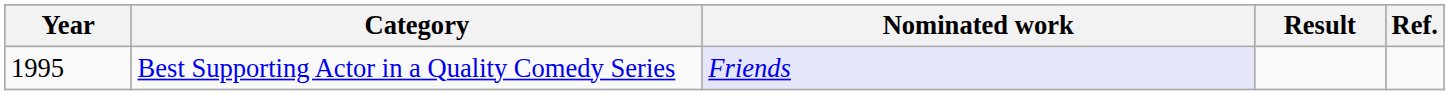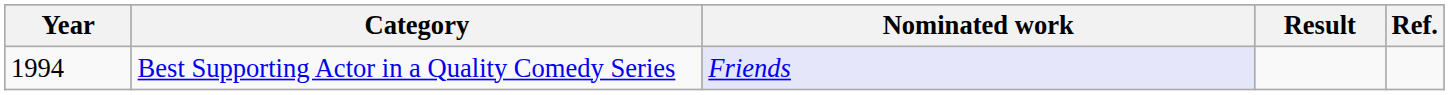(38, 67) 1995 -> (38, 67) 1994
